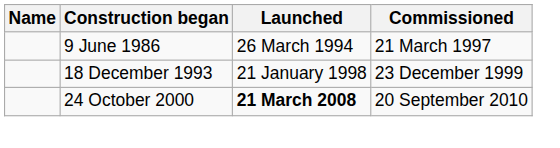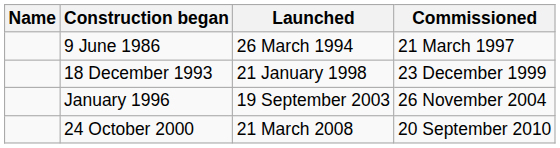+ row: (117, 101)
(296, 101) bold -> (295, 128) normal
